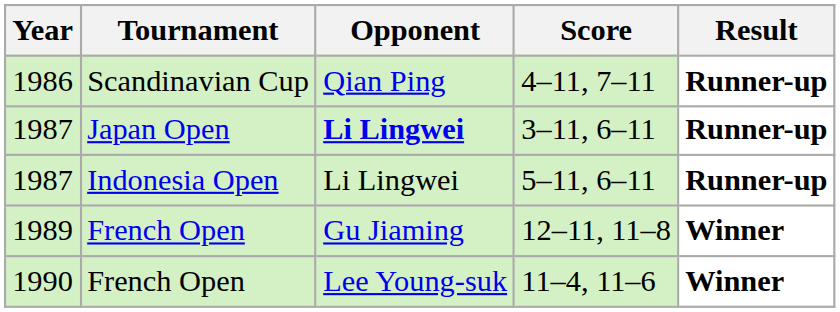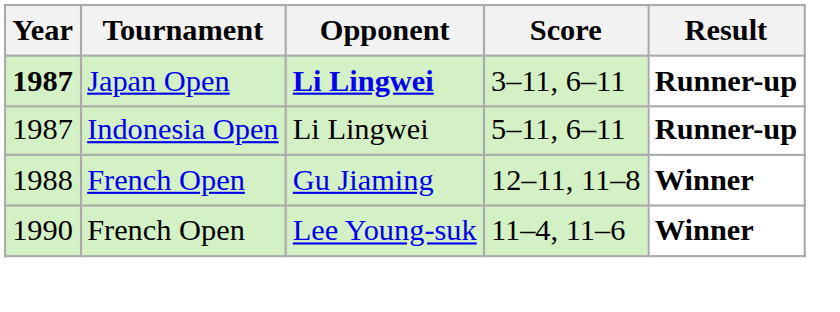- row: (589, 80)
(43, 130) normal -> (43, 80) bold
(43, 230) 1989 -> (43, 180) 1988
